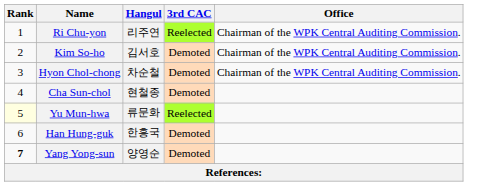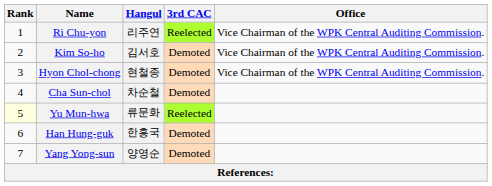(339, 32) Chairman of the WPK Central Auditing Commission. -> (351, 32) Vice Chairman of the WPK Central Auditing Commission.
(339, 52) Chairman of the WPK Central Auditing Commission. -> (351, 52) Vice Chairman of the WPK Central Auditing Commission.
(144, 72) 차순철 -> (144, 72) 현철종
(339, 72) Chairman of the WPK Central Auditing Commission. -> (351, 72) Vice Chairman of the WPK Central Auditing Commission.
(144, 92) 현철종 -> (144, 92) 차순철
(20, 153) bold -> (20, 153) normal
